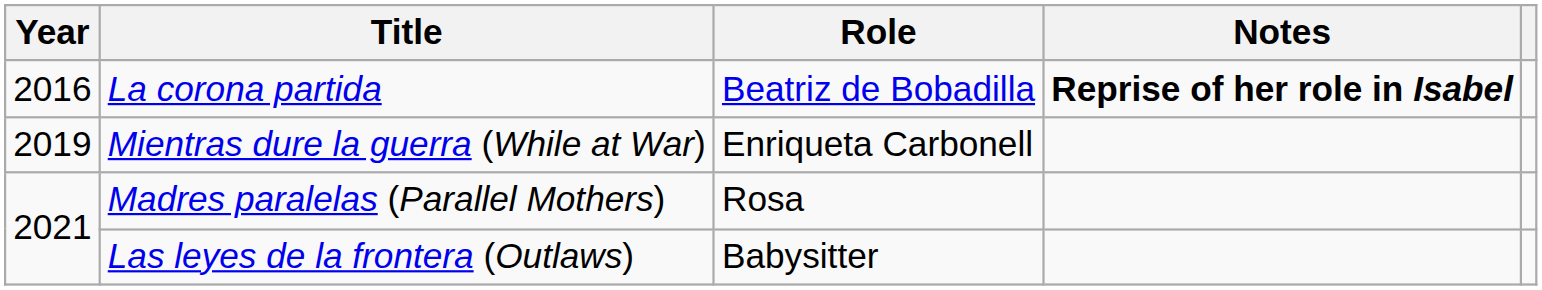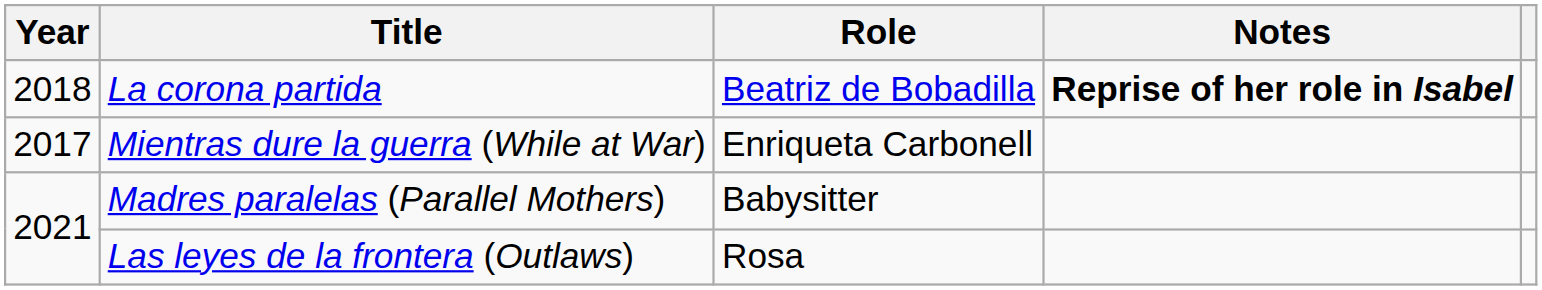(52, 88) 2016 -> (52, 88) 2018
(52, 144) 2019 -> (52, 144) 2017
(763, 199) Rosa -> (800, 199) Babysitter
(800, 255) Babysitter -> (763, 255) Rosa
